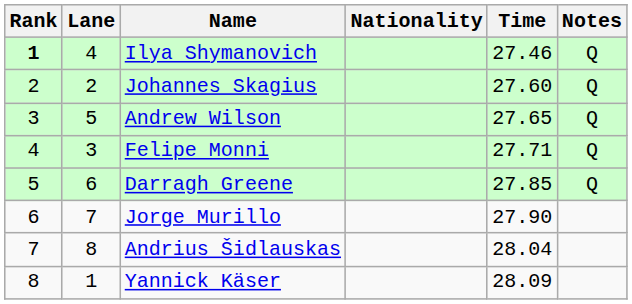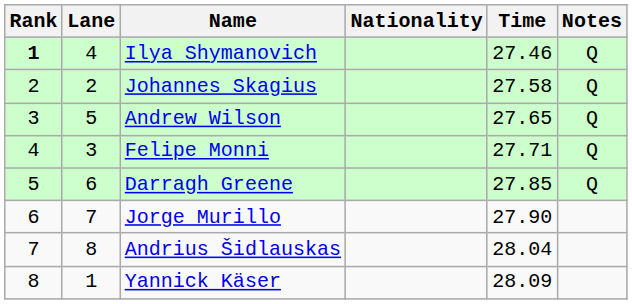(522, 86) 27.60 -> (522, 86) 27.58
